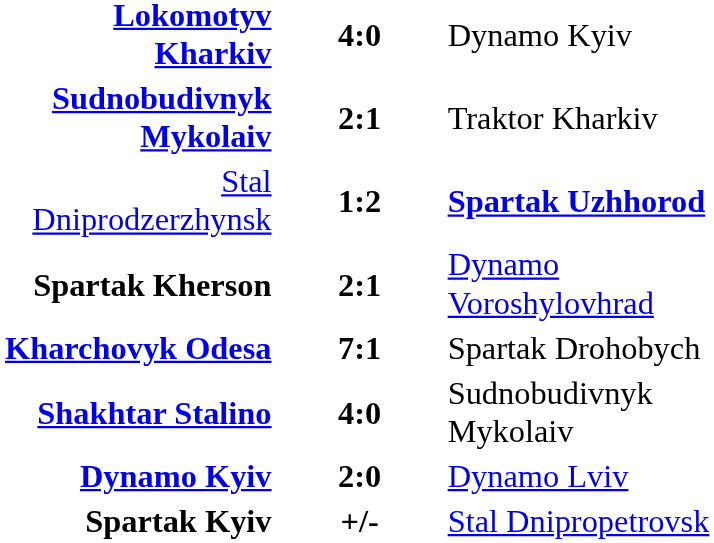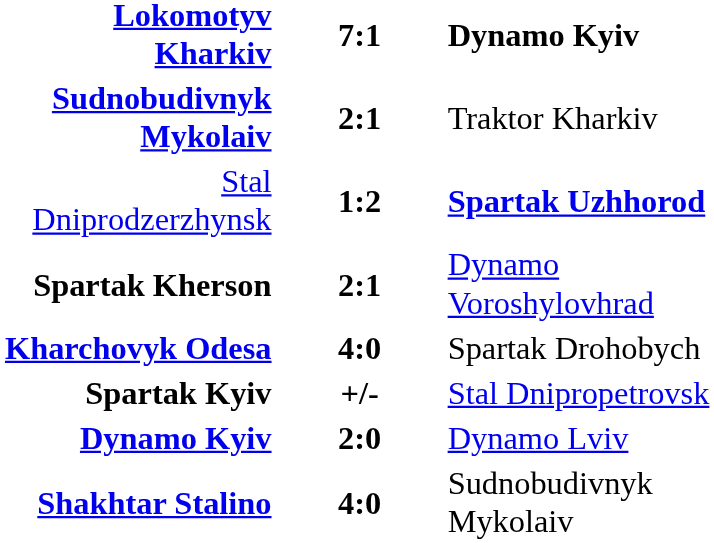(360, 33) 4:0 -> (360, 33) 7:1
(540, 33) normal -> (543, 33) bold
(360, 347) 7:1 -> (360, 347) 4:0
rows swapped: (154, 411) <-> (178, 520)
